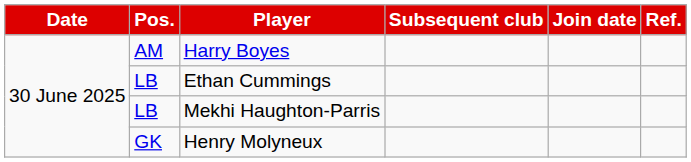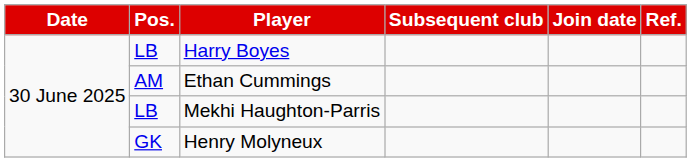(149, 50) AM -> (146, 50) LB
(146, 80) LB -> (149, 80) AM
